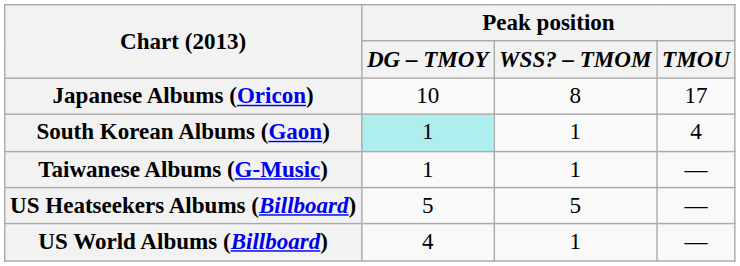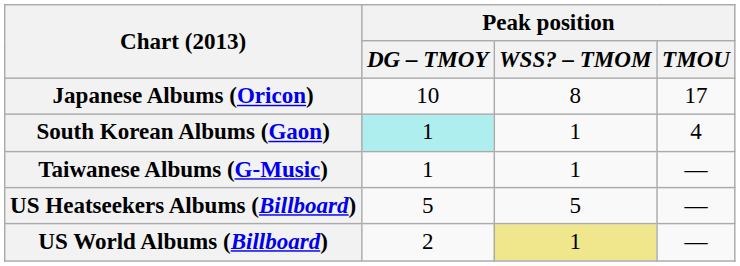(428, 242) 4 -> (428, 242) 2
(575, 242) no background -> (575, 242) khaki background
